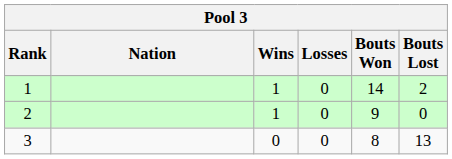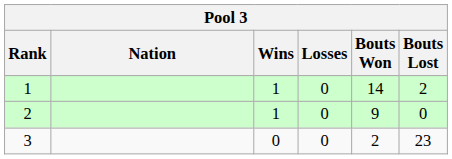(375, 140) 8 -> (375, 140) 2
(423, 140) 13 -> (423, 140) 23
